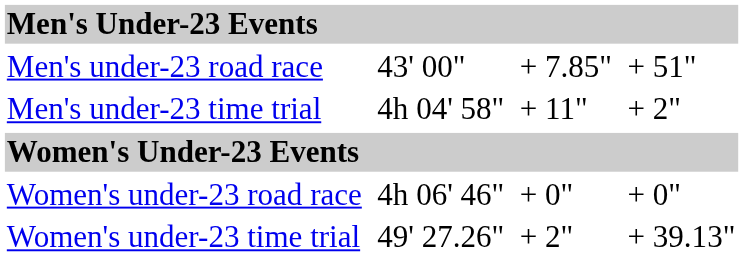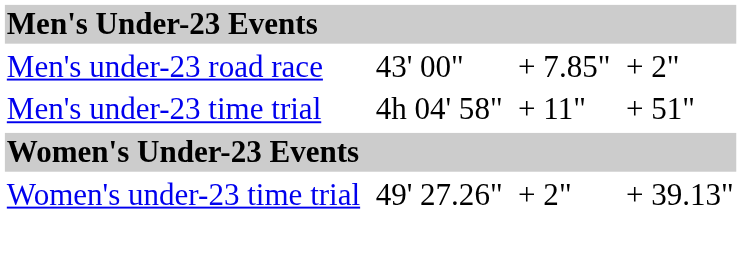(662, 66) + 51" -> (653, 66) + 2"
(654, 109) + 2" -> (660, 109) + 51"
- row: (184, 194)
